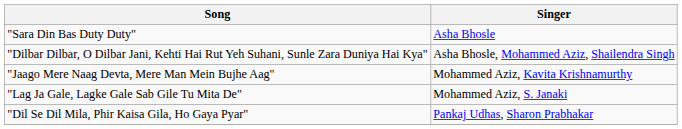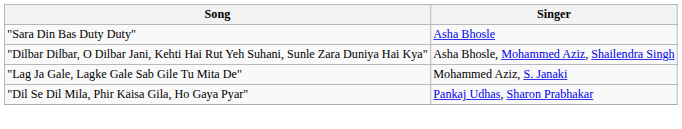- row: (141, 74)
